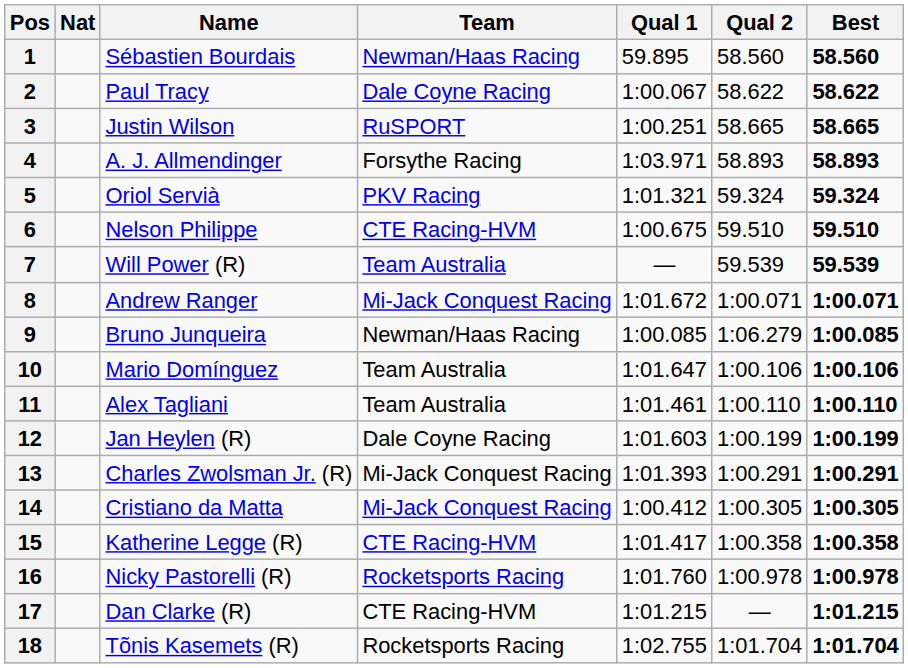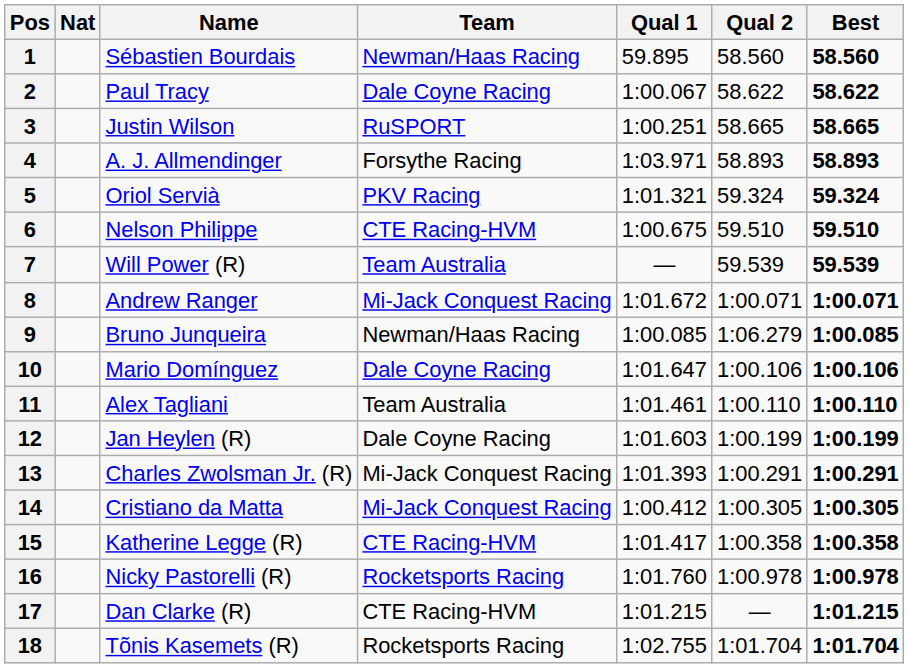(434, 369) Team Australia -> (457, 369) Dale Coyne Racing
